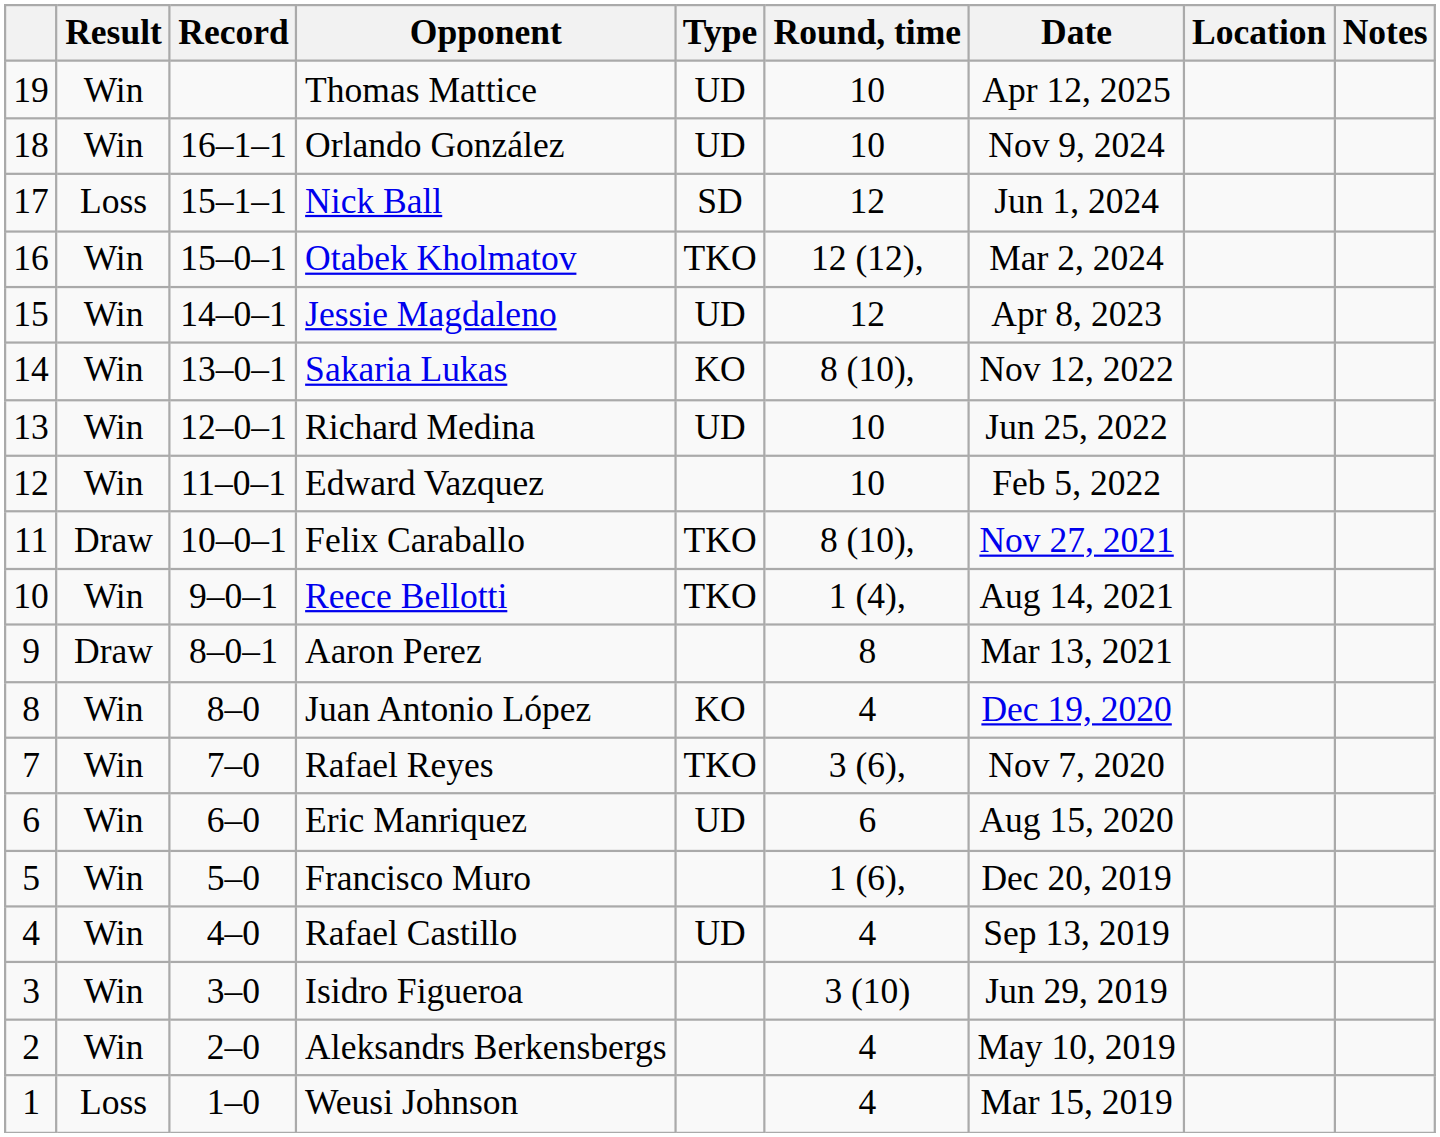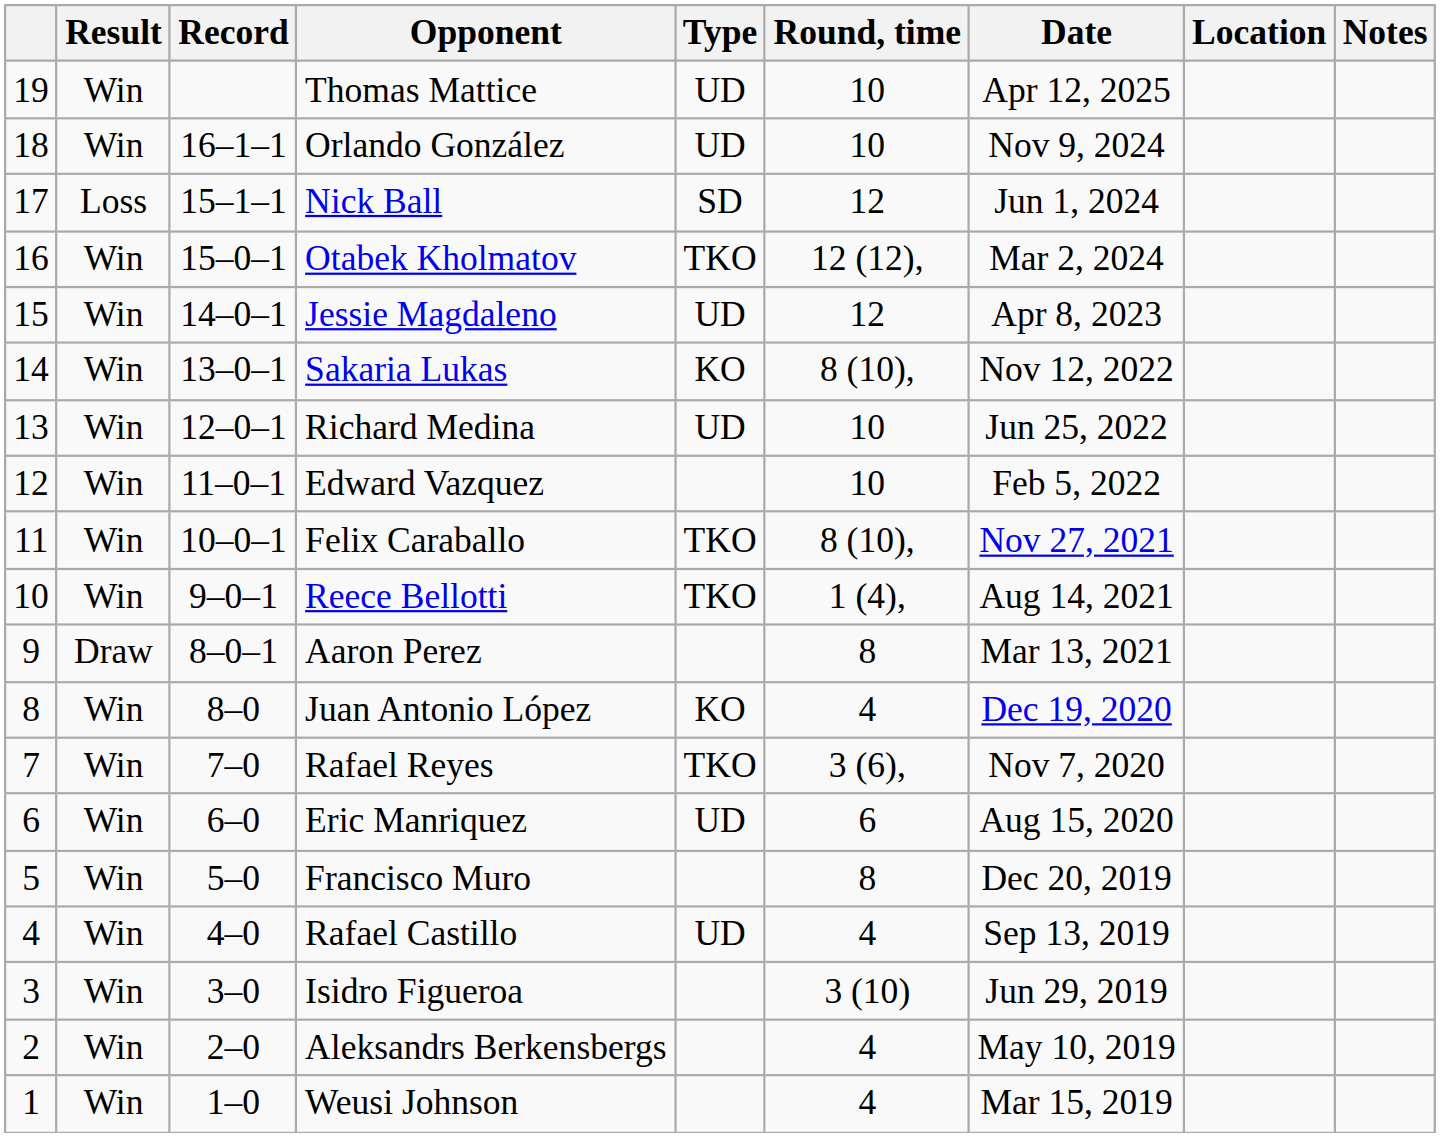(114, 539) Draw -> (114, 539) Win
(867, 877) 1 (6), -> (867, 877) 8
(114, 1102) Loss -> (114, 1102) Win
